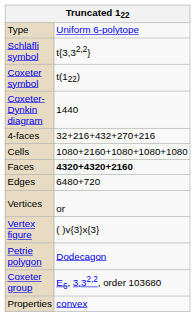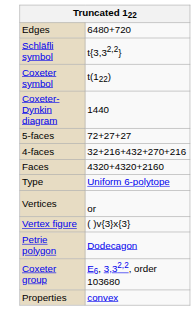rows swapped: (18, 30) <-> (21, 182)
+ row: (38, 136)
- row: (18, 151)
(95, 167) bold -> (126, 167) normal
